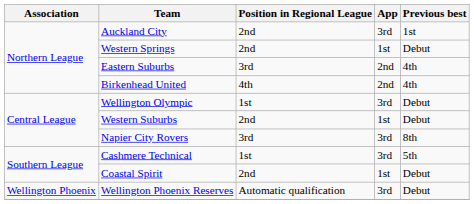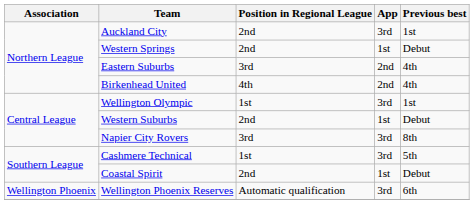(417, 102) Debut -> (409, 102) 1st
(417, 191) Debut -> (410, 191) 6th
